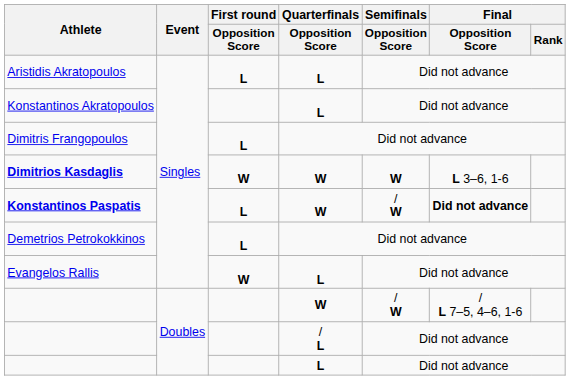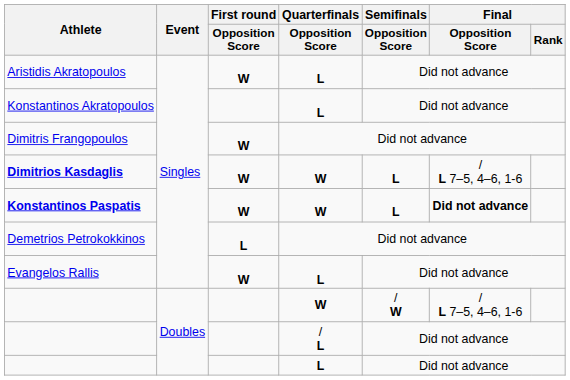(244, 79) L -> (244, 79) W
(244, 146) L -> (244, 146) W
(396, 179) W -> (396, 179) L
(480, 179) L 3–6, 1-6 -> (480, 172) / L 7–5, 4–6, 1-6
(244, 213) L -> (244, 213) W
(396, 206) / W -> (396, 213) L
